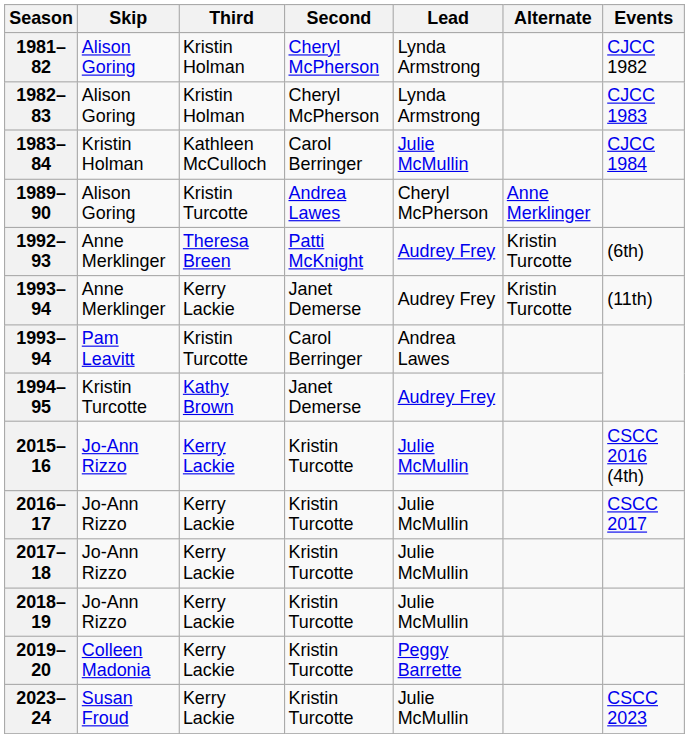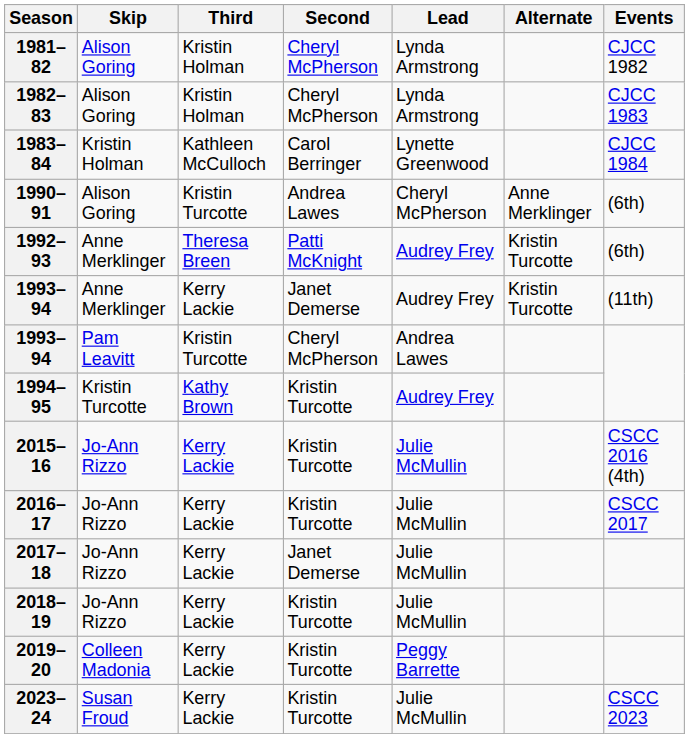(433, 154) Julie McMullin -> (442, 154) Lynette Greenwood
- row: (41, 202)
+ row: (41, 202)
(325, 348) Carol Berringer -> (333, 348) Cheryl McPherson
(325, 397) Janet Demerse -> (320, 397) Kristin Turcotte
(321, 563) Kristin Turcotte -> (324, 563) Janet Demerse
